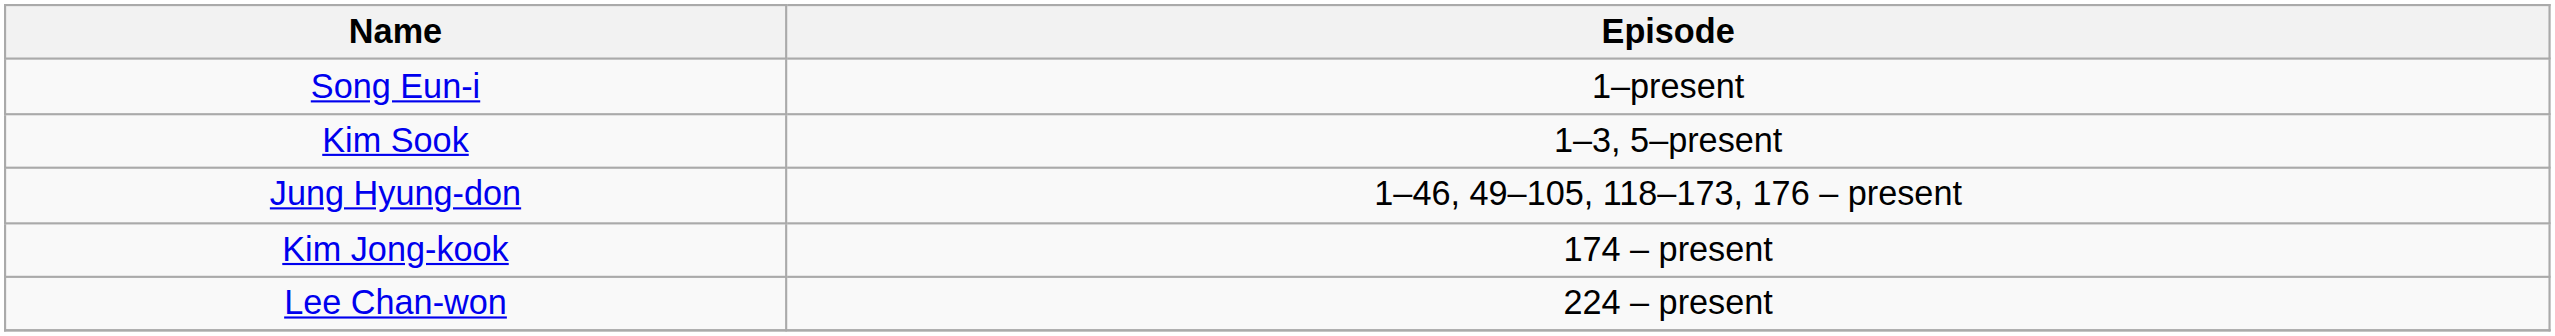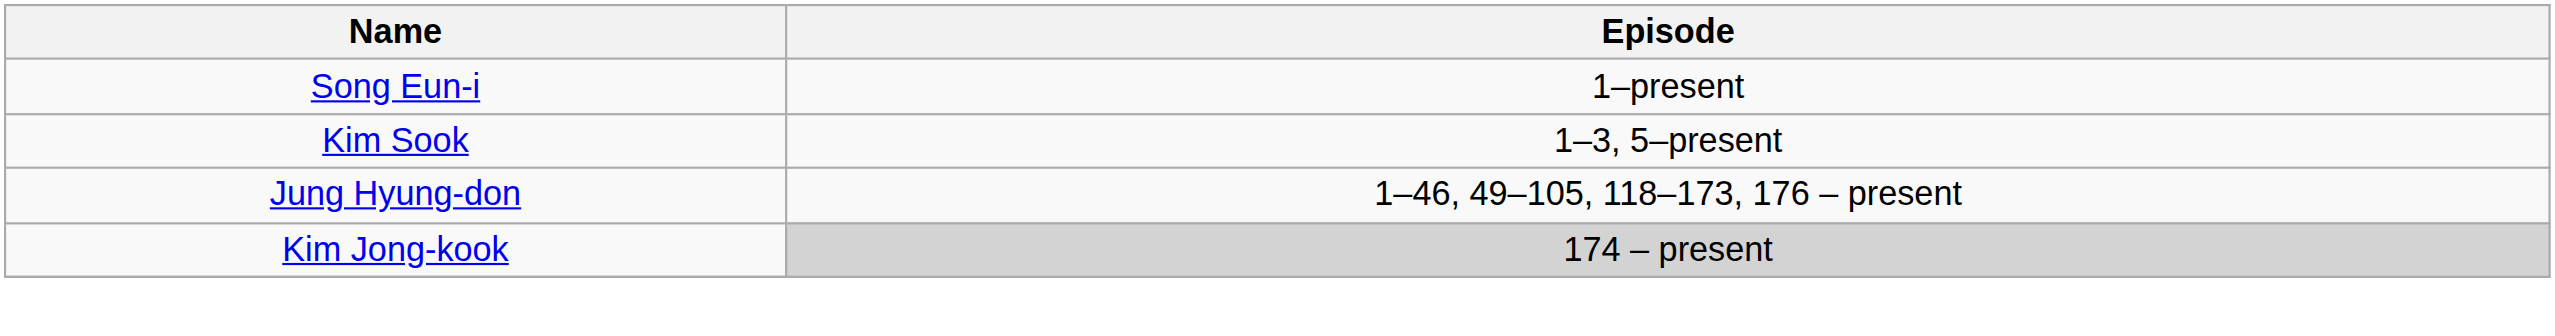(1668, 248) no background -> (1668, 248) lightgrey background
- row: (396, 303)
